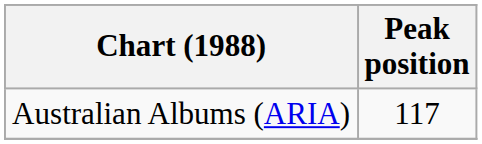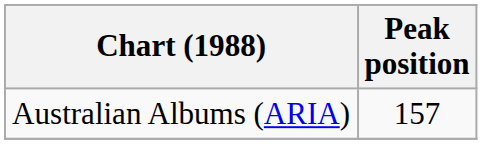(417, 113) 117 -> (417, 113) 157
